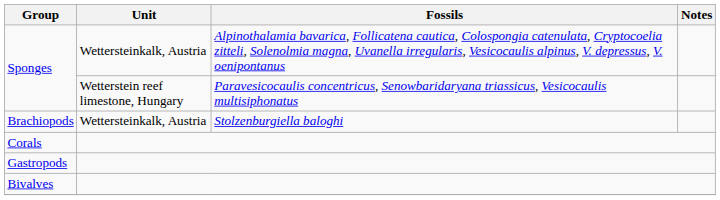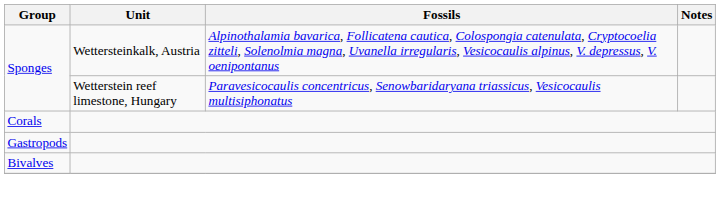- row: (41, 121)
